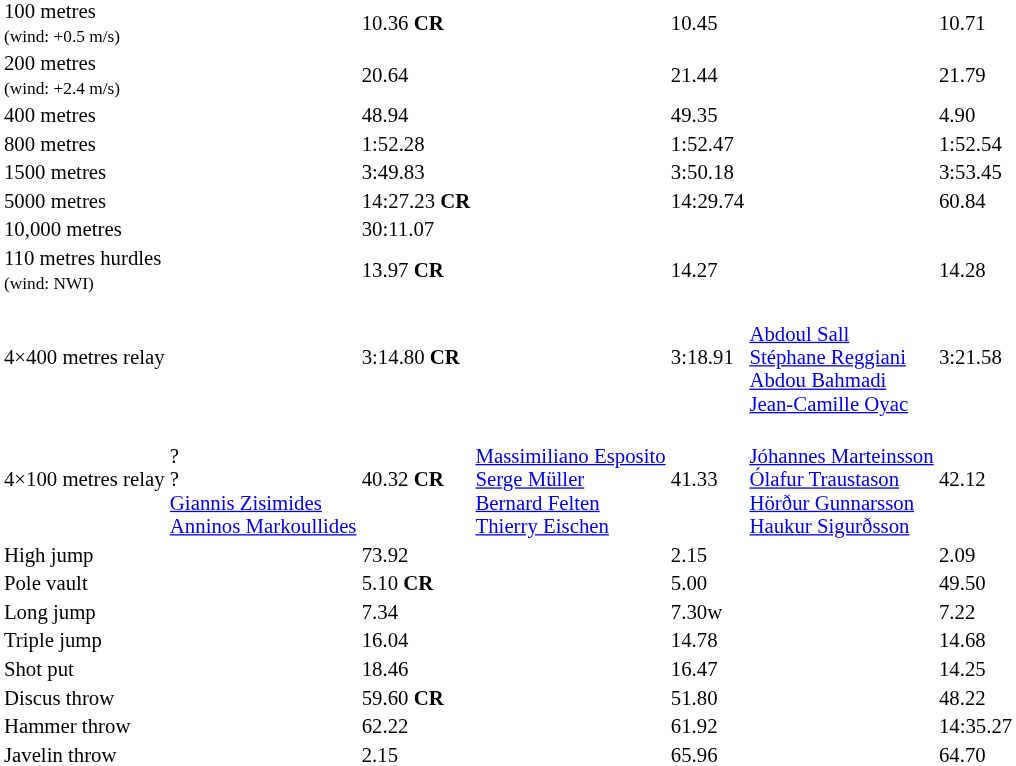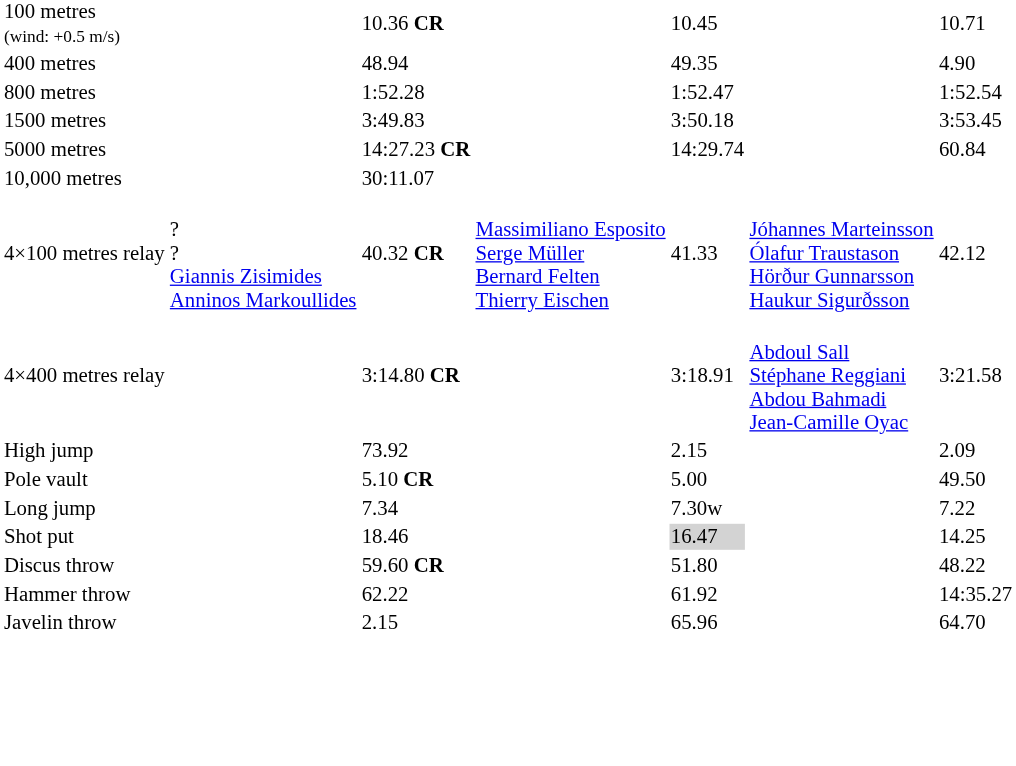- row: (62, 75)
- row: (83, 270)
rows swapped: (84, 479) <-> (84, 357)
- row: (53, 640)
(694, 669) no background -> (694, 536) lightgrey background
